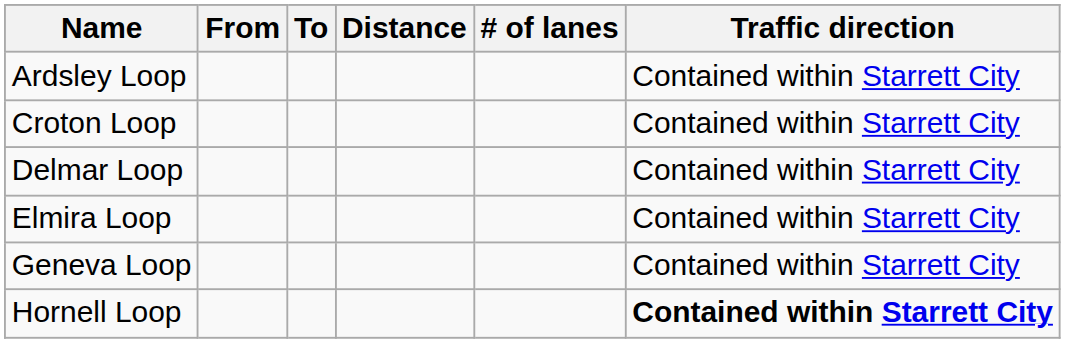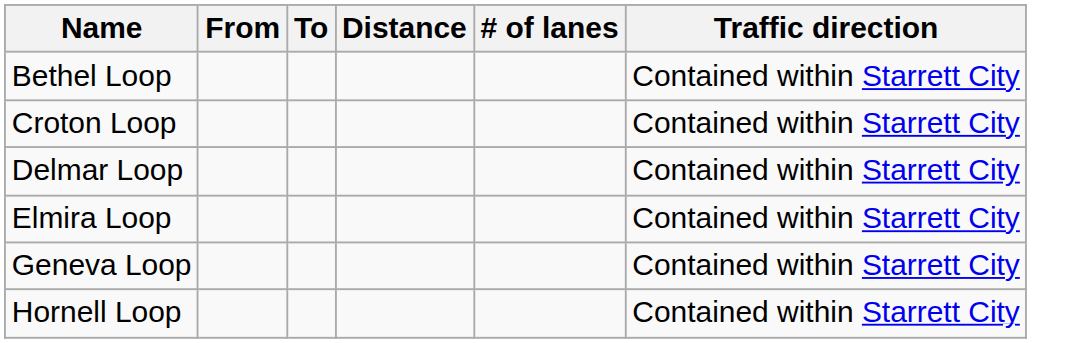- row: (99, 75)
+ row: (92, 75)
(843, 312) bold -> (826, 312) normal
